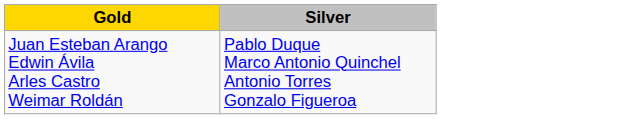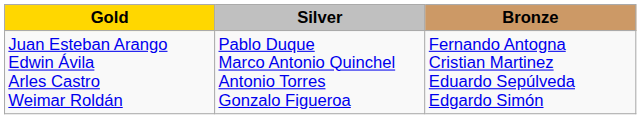+ column: (530, 17)
